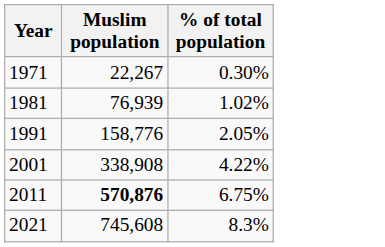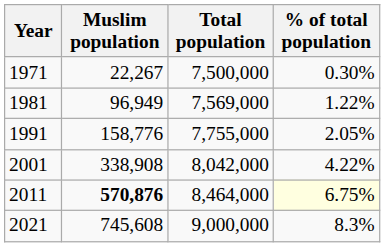+ column: (221, 30)
(137, 103) 76,939 -> (137, 103) 96,949
(244, 103) 1.02% -> (350, 103) 1.22%
(244, 195) no background -> (350, 195) lightyellow background
